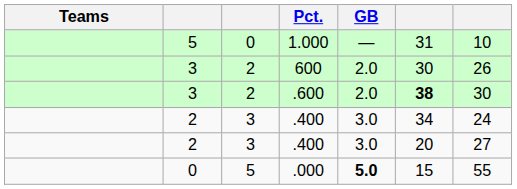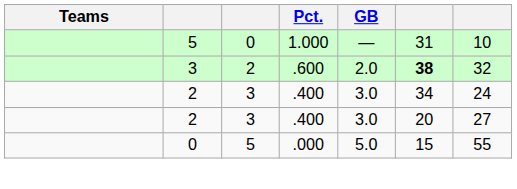- row: (192, 68)
(482, 94) 30 -> (482, 68) 32
(366, 171) bold -> (366, 145) normal
